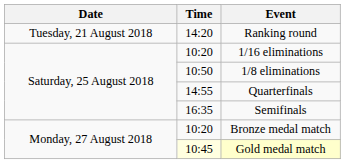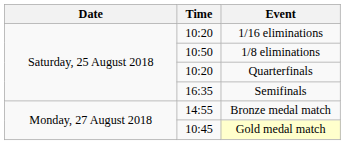- row: (281, 33)
(199, 91) 14:55 -> (199, 71) 10:20
(199, 129) 10:20 -> (199, 110) 14:55
(199, 149) lightyellow background -> (199, 129) no background
